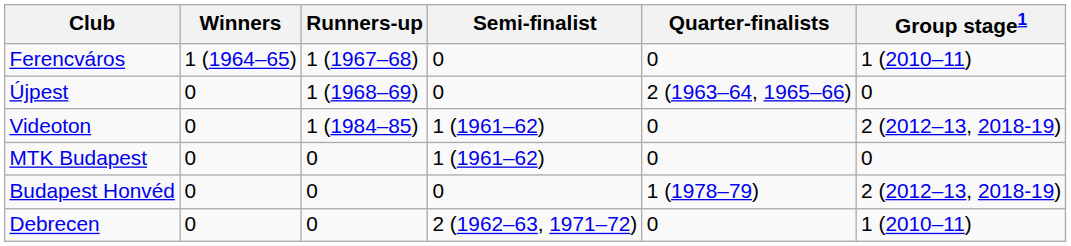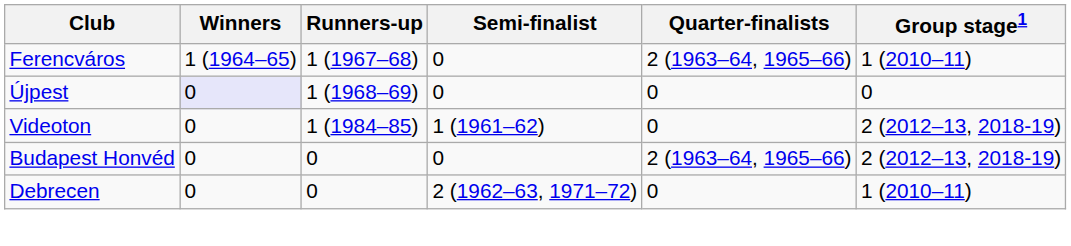(653, 59) 0 -> (749, 59) 2 (1963–64, 1965–66)
(190, 92) no background -> (190, 92) lavender background
(749, 92) 2 (1963–64, 1965–66) -> (653, 92) 0
- row: (78, 158)
(703, 191) 1 (1978–79) -> (749, 158) 2 (1963–64, 1965–66)
